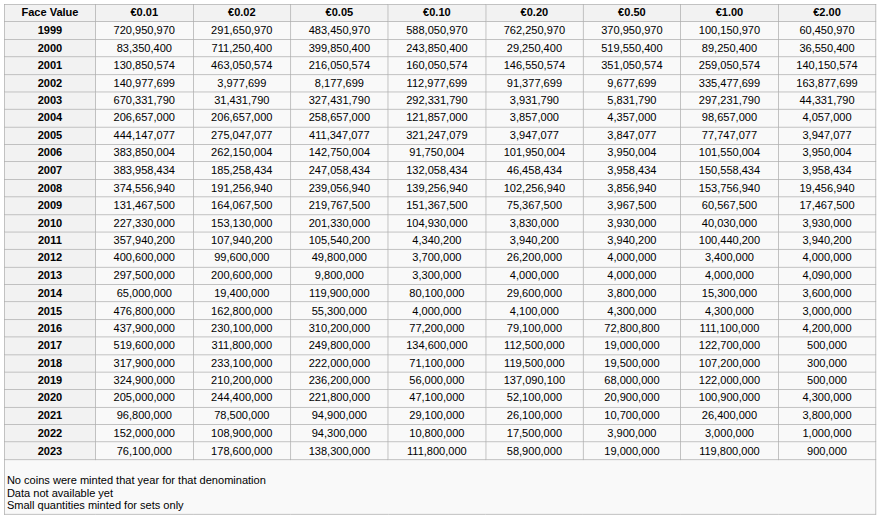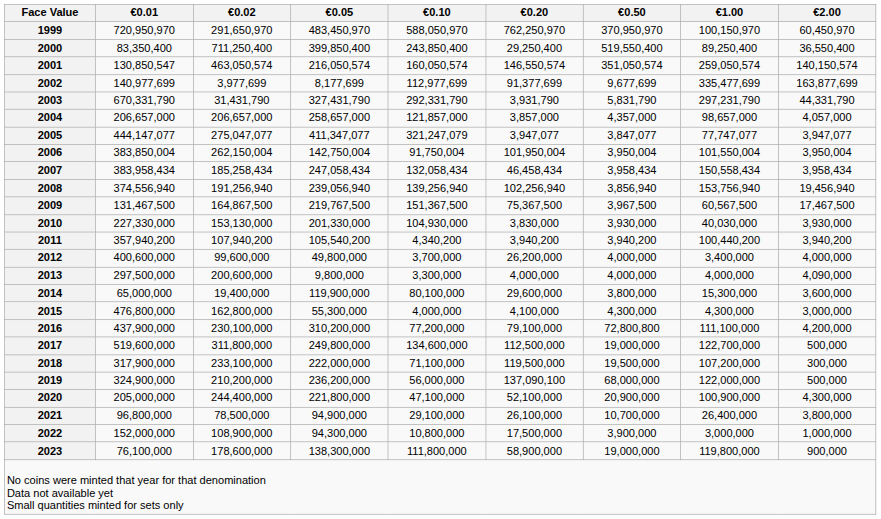(144, 65) 130,850,574 -> (144, 65) 130,850,547
(242, 205) 164,067,500 -> (242, 205) 164,867,500
